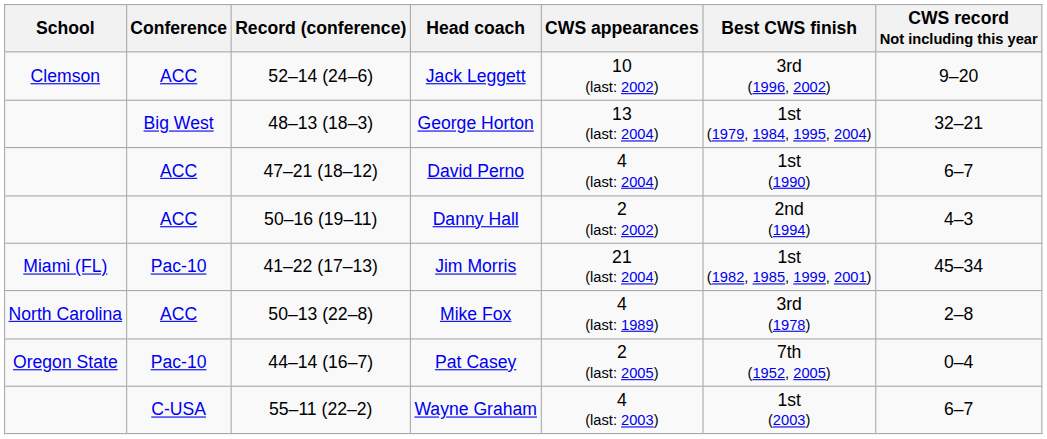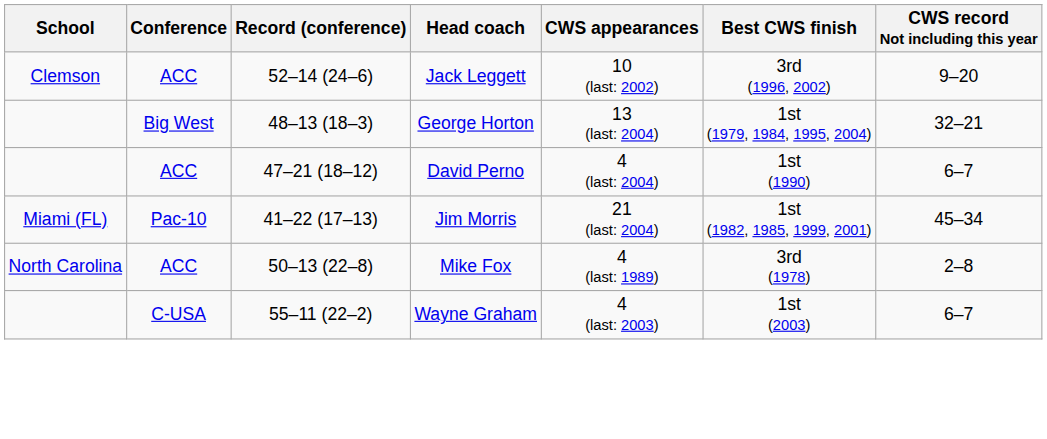- row: (476, 219)
- row: (476, 362)
